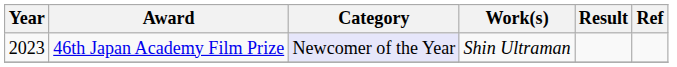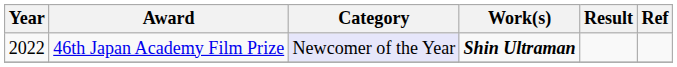(27, 47) 2023 -> (27, 47) 2022
(517, 47) normal -> (520, 47) bold
